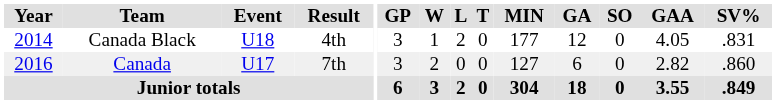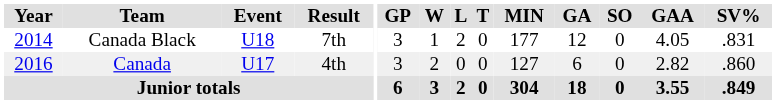(334, 39) 4th -> (334, 39) 7th
(334, 63) 7th -> (334, 63) 4th
